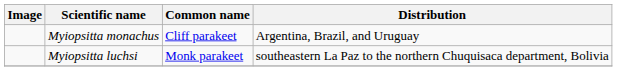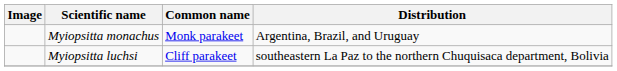(201, 35) Cliff parakeet -> (204, 35) Monk parakeet
(204, 55) Monk parakeet -> (201, 55) Cliff parakeet
